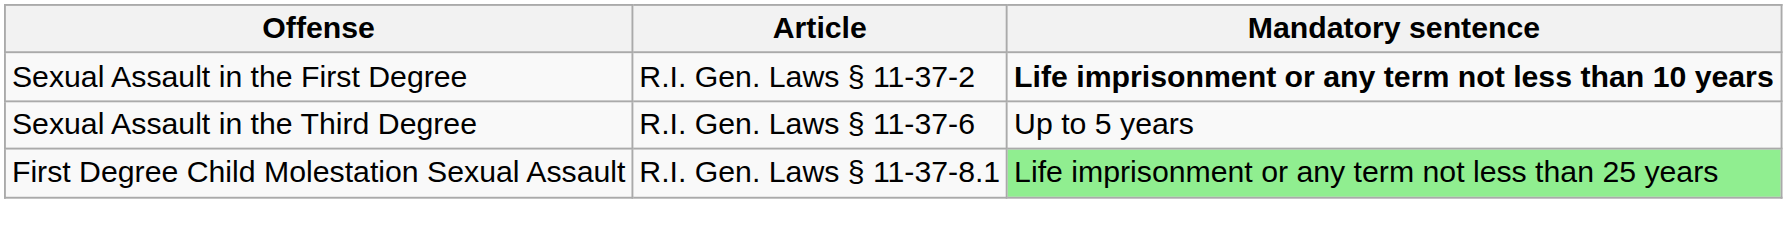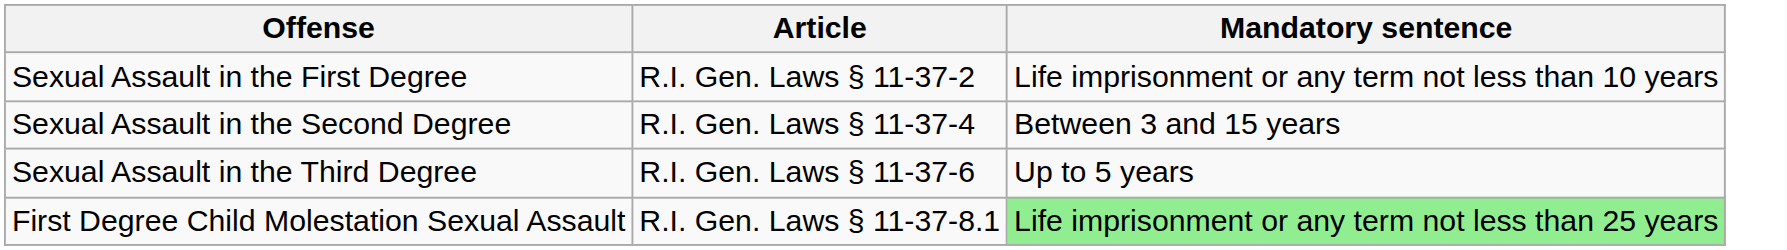(1394, 76) bold -> (1366, 76) normal
+ row: (262, 124)
